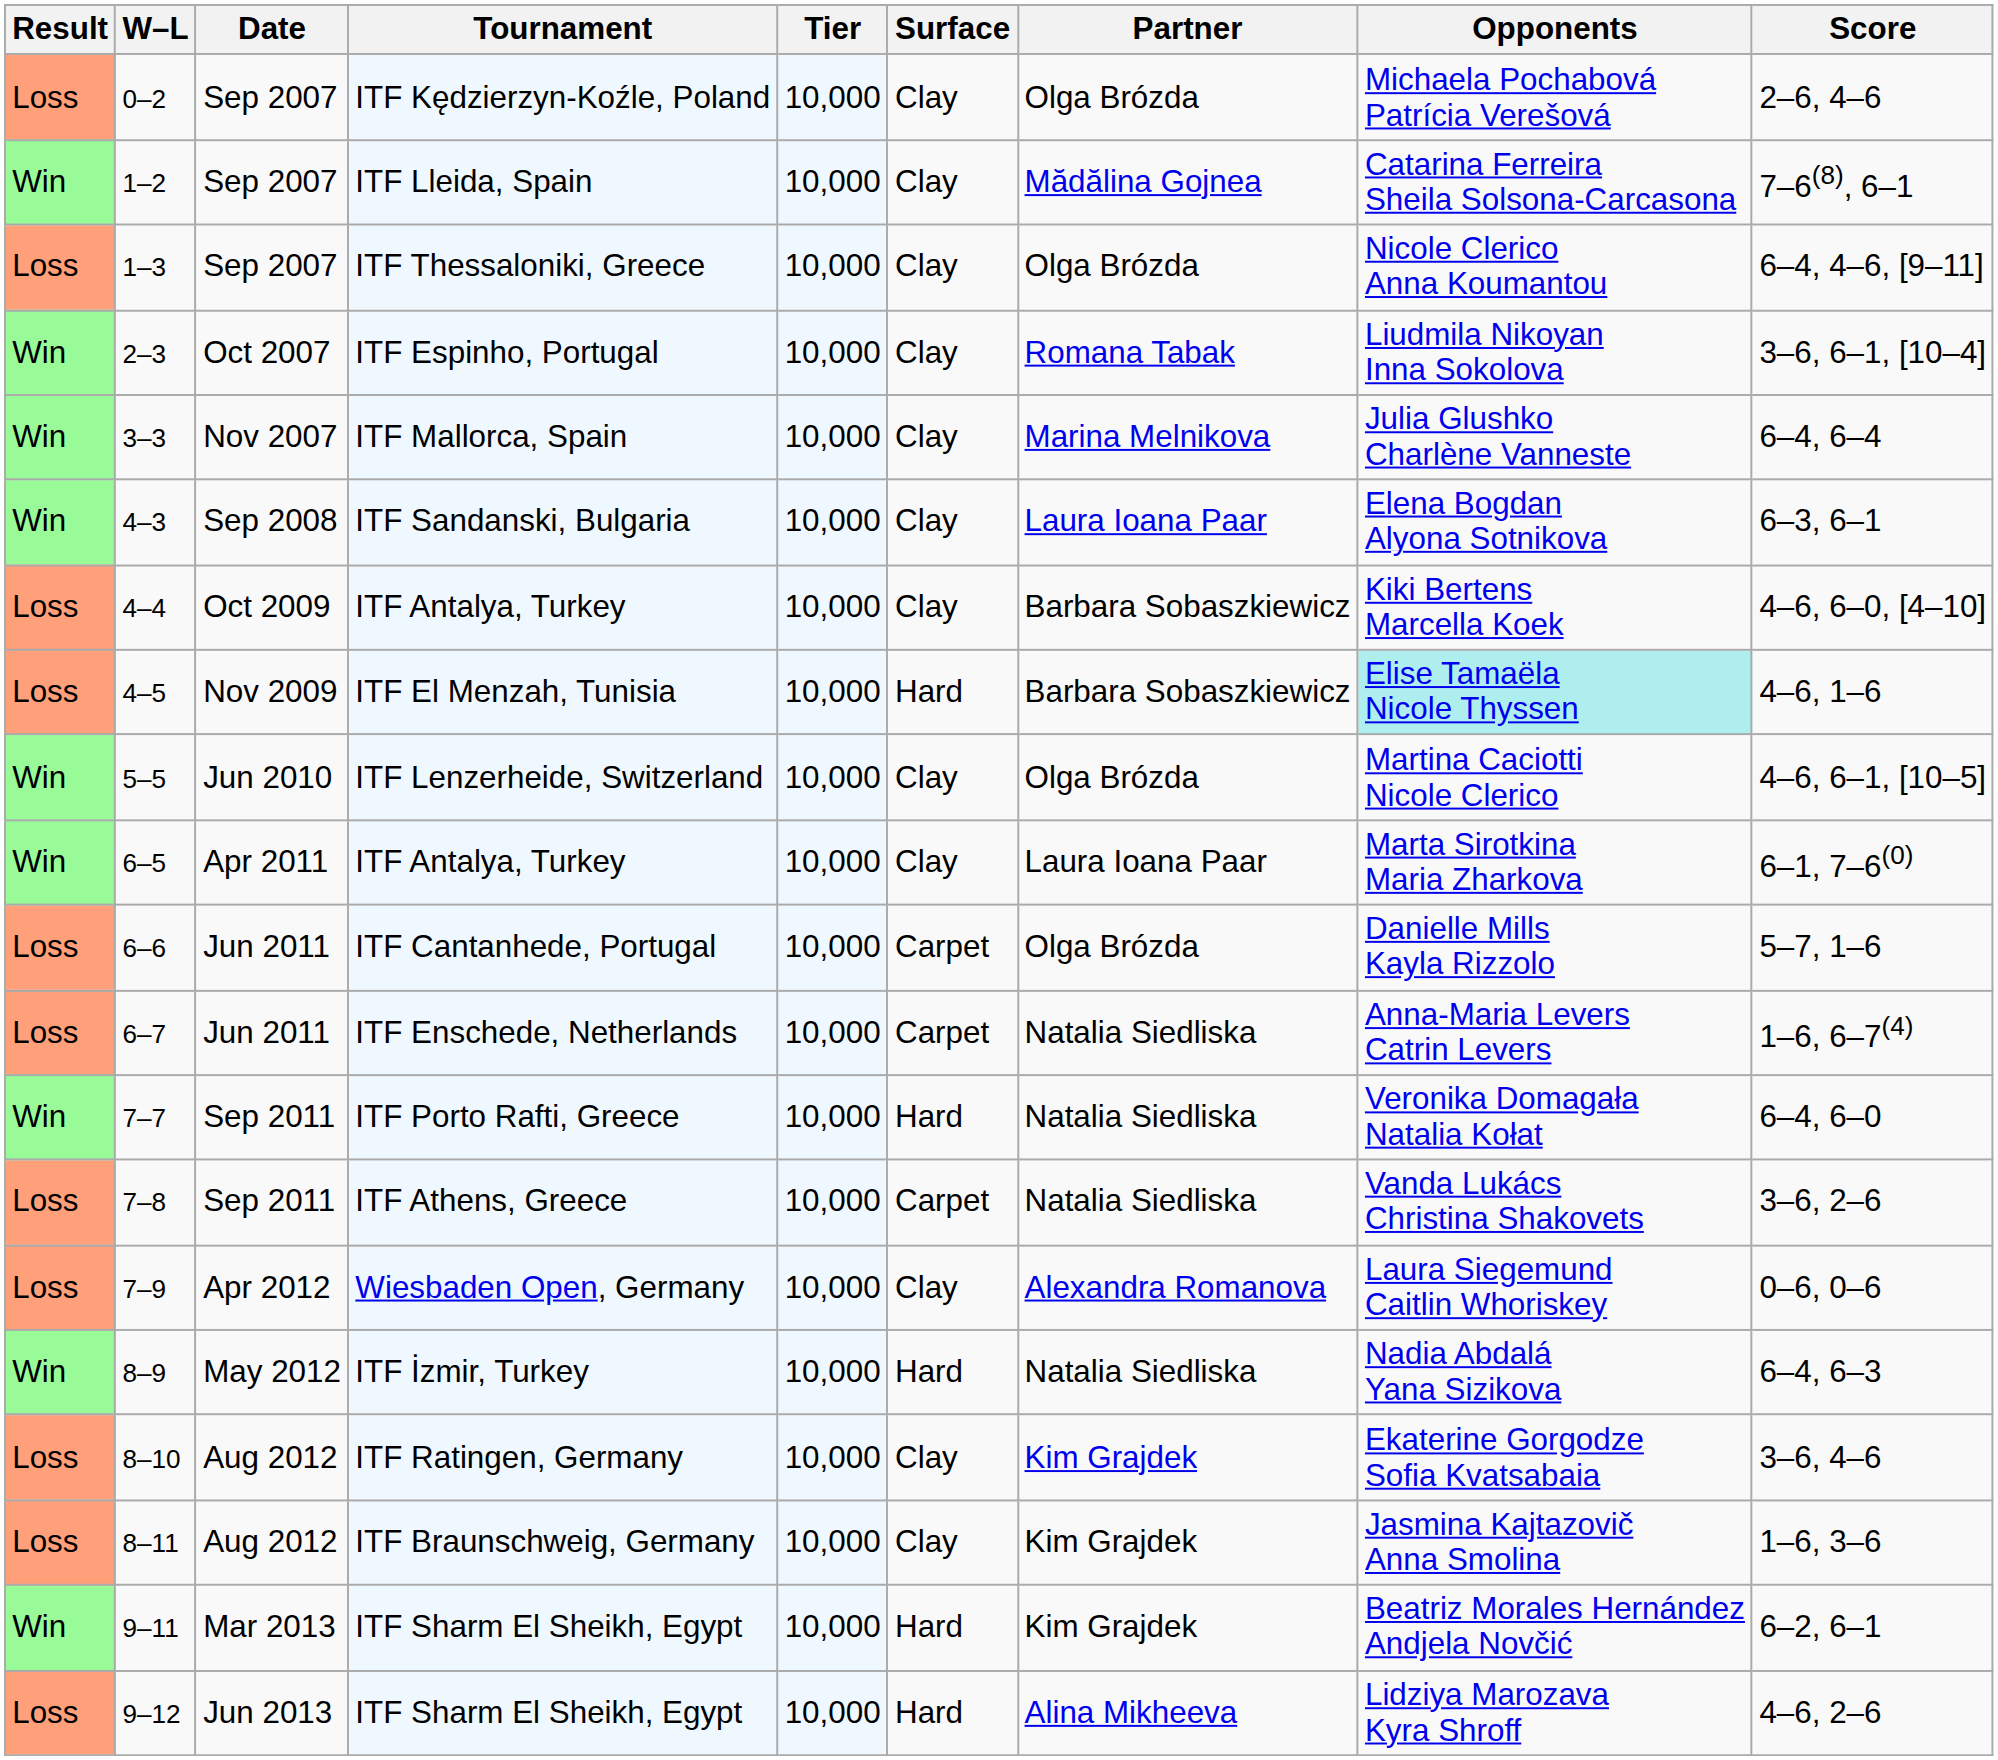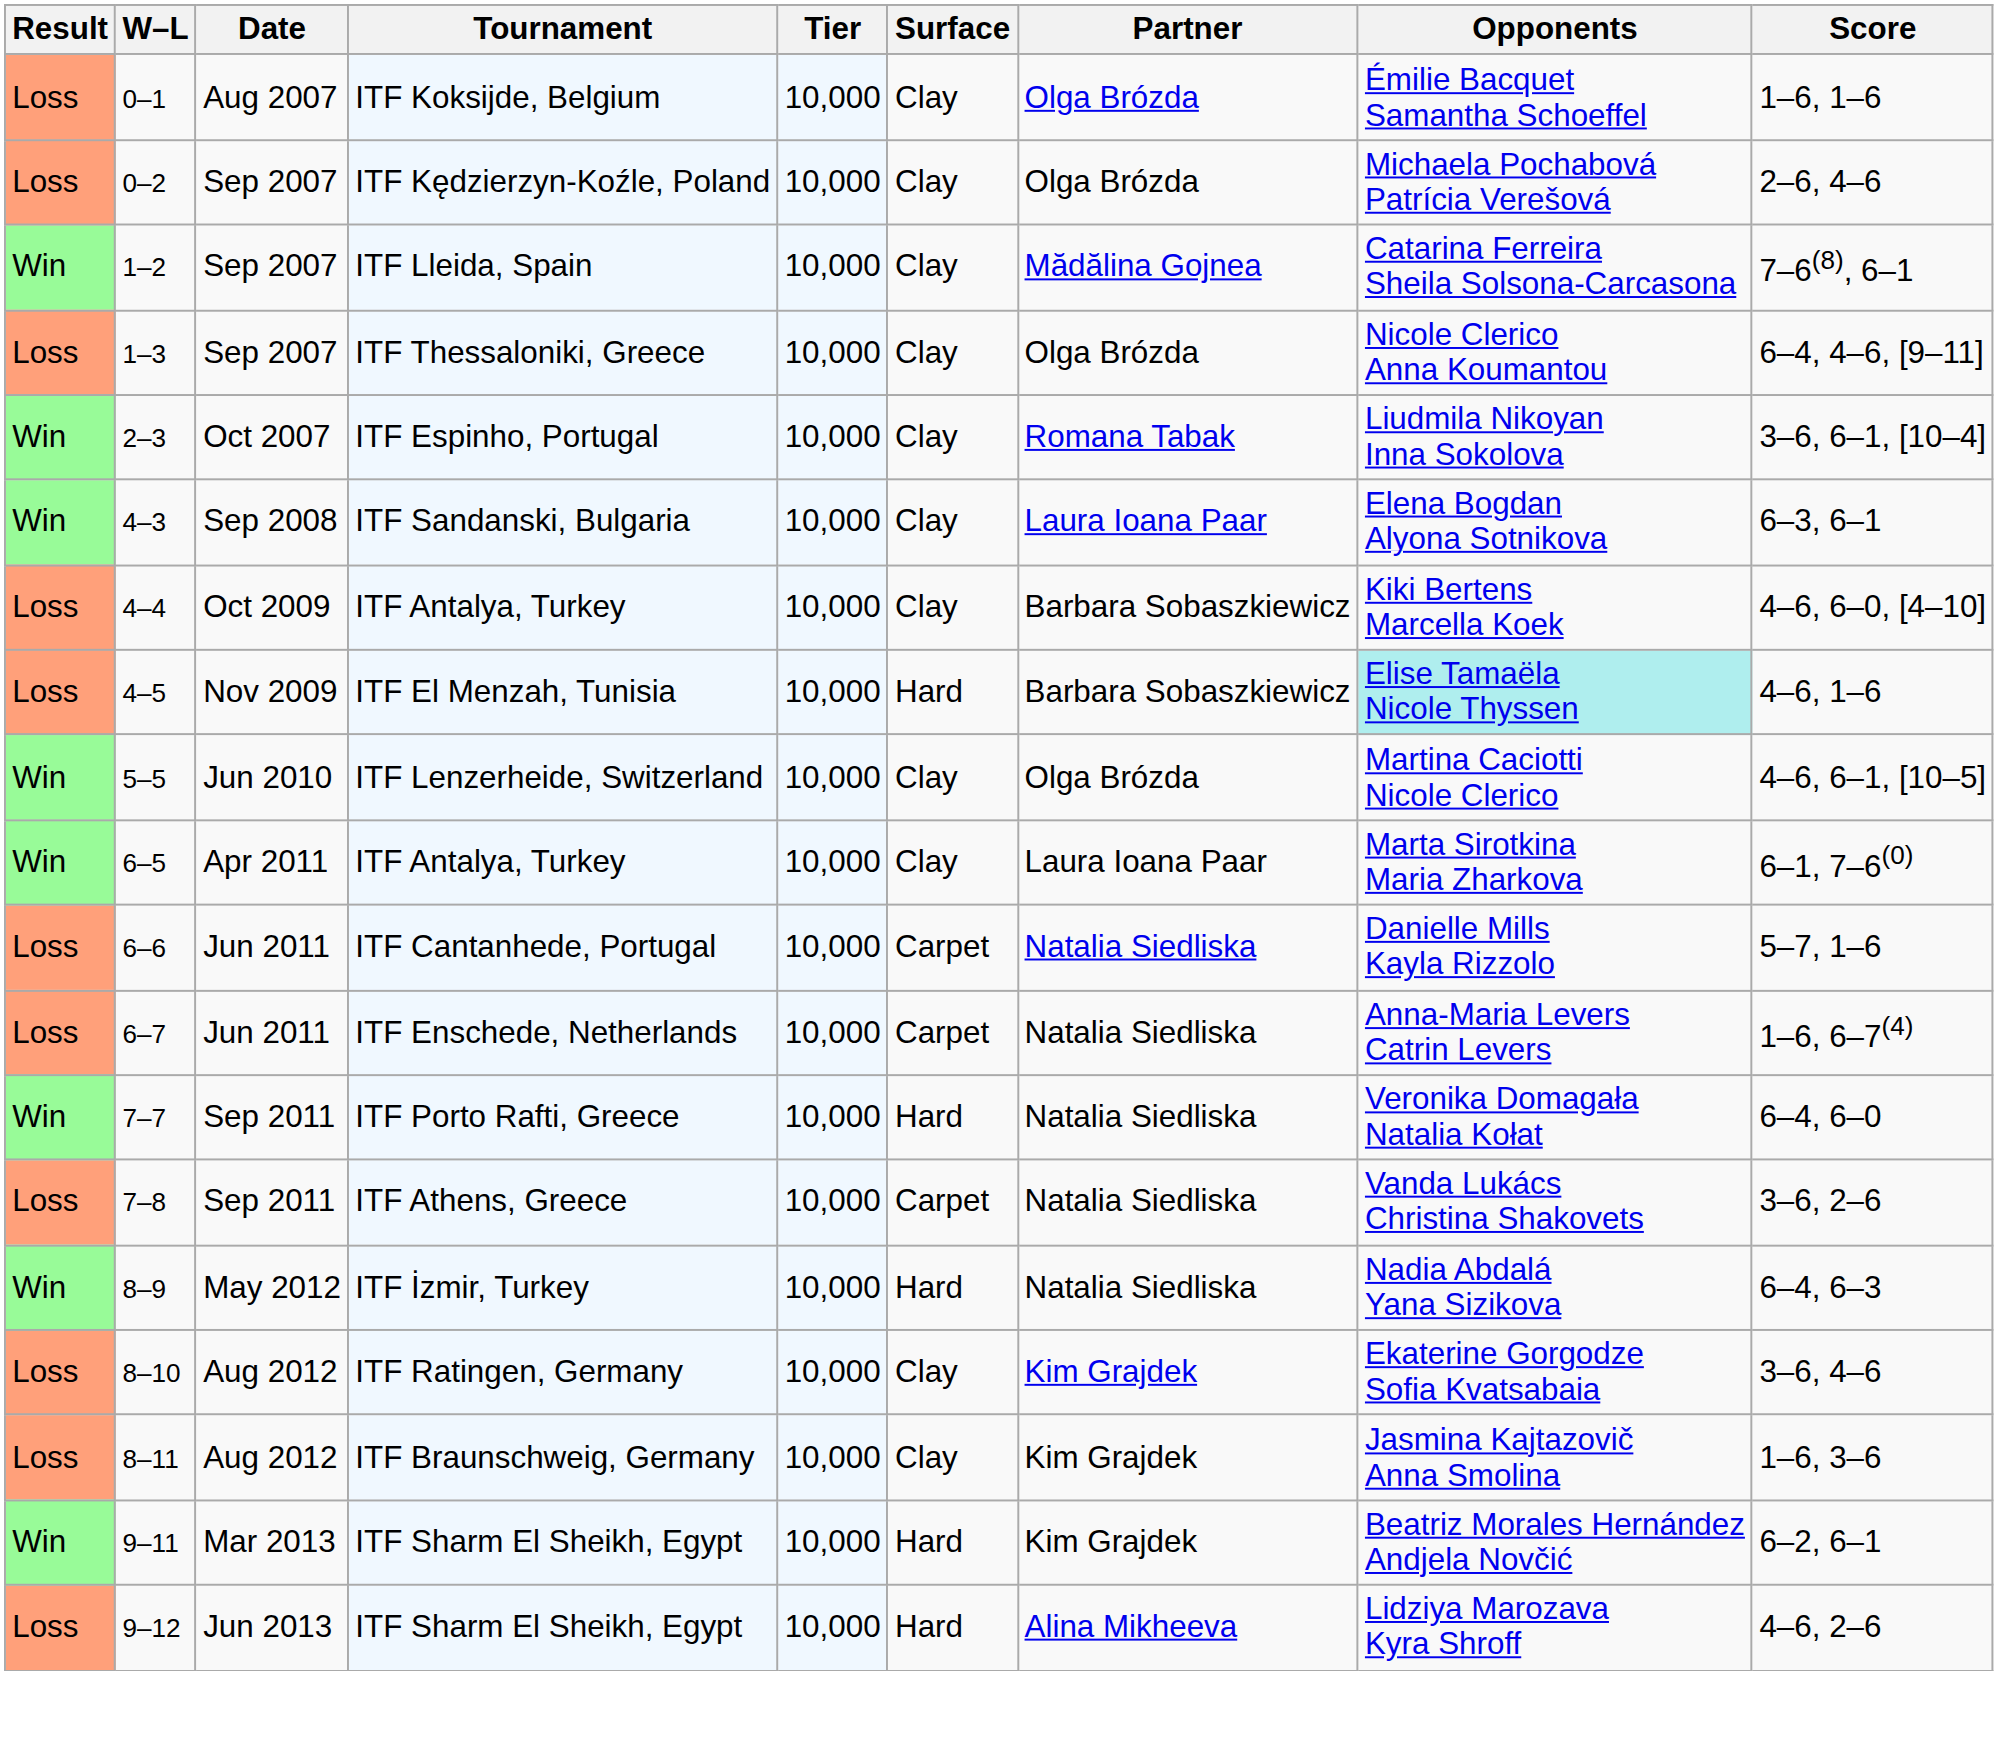+ row: (144, 98)
- row: (144, 438)
(1112, 946) Olga Brózda -> (1140, 946) Natalia Siedliska
- row: (144, 1288)
